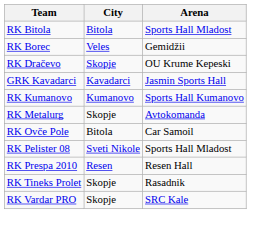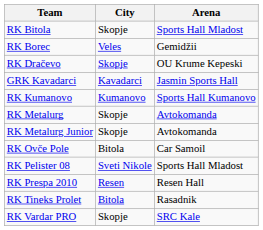(99, 30) Bitola -> (113, 30) Skopje
+ row: (50, 132)
(101, 183) Skopje -> (111, 200) Bitola
